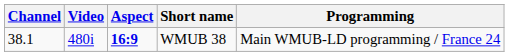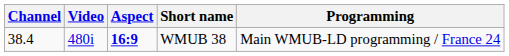(21, 39) 38.1 -> (21, 39) 38.4
